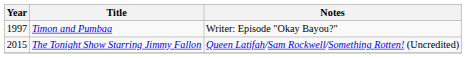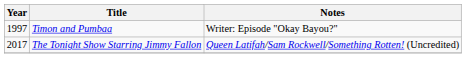(17, 45) 2015 -> (17, 45) 2017
